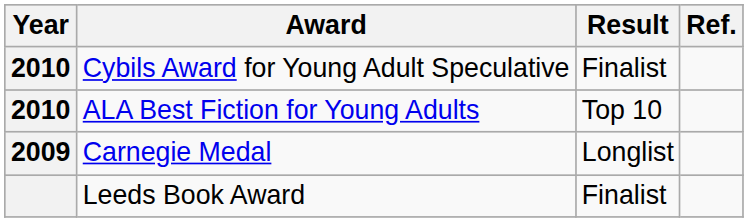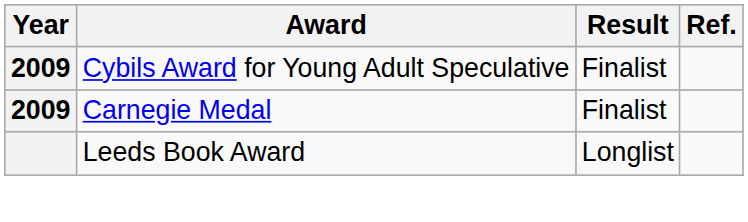(41, 68) 2010 -> (41, 68) 2009
- row: (281, 110)
(628, 152) Longlist -> (624, 110) Finalist
(624, 195) Finalist -> (628, 152) Longlist
